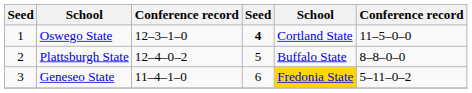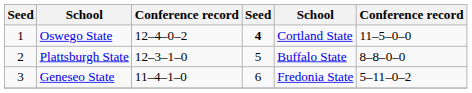(161, 35) 12–3–1–0 -> (161, 35) 12–4–0–2
(161, 56) 12–4–0–2 -> (161, 56) 12–3–1–0
(315, 77) gold background -> (315, 77) no background
